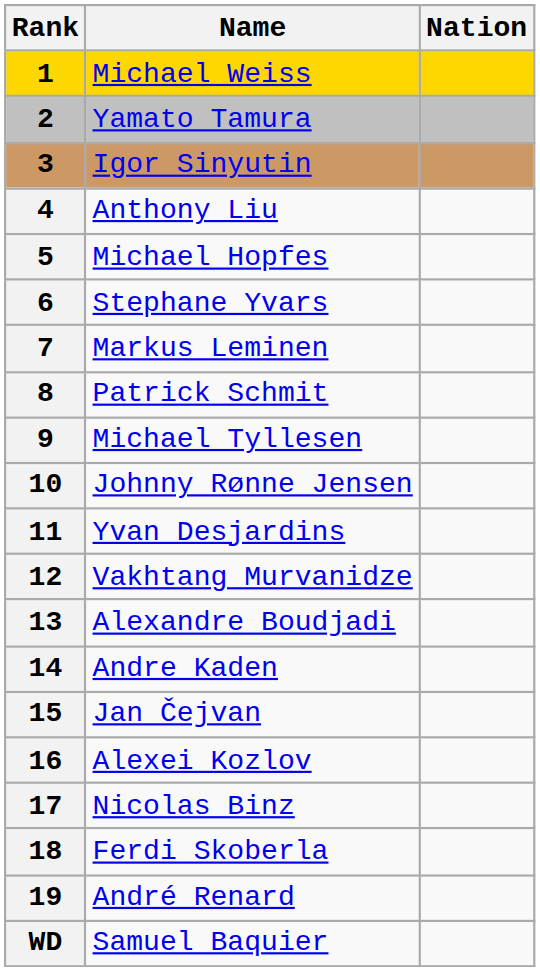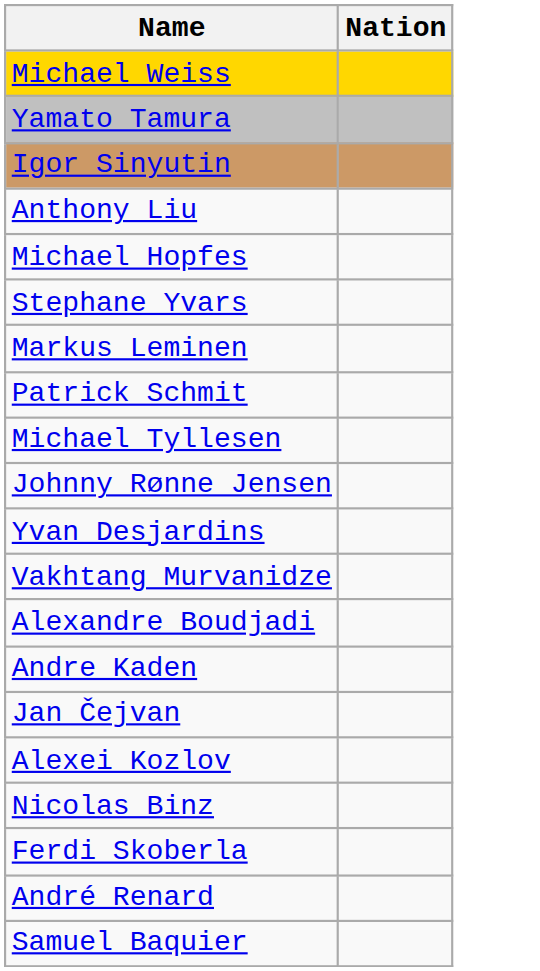- column: (45, 28)
